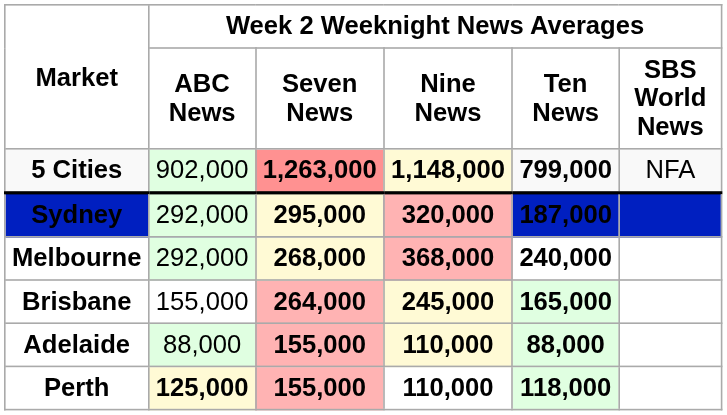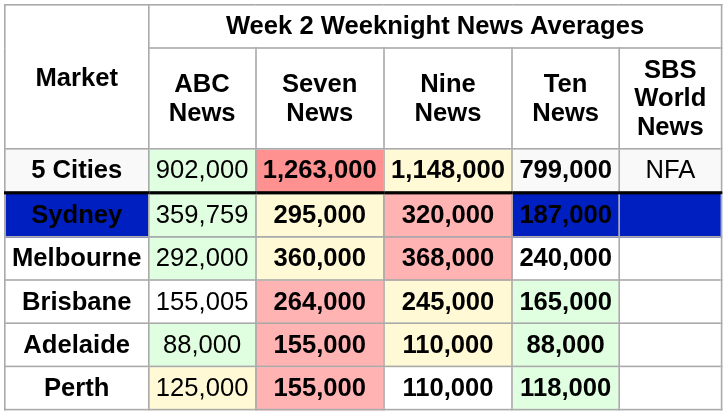(202, 214) 292,000 -> (202, 214) 359,759
(320, 258) 268,000 -> (320, 258) 360,000
(202, 301) 155,000 -> (202, 301) 155,005
(202, 387) bold -> (202, 387) normal
